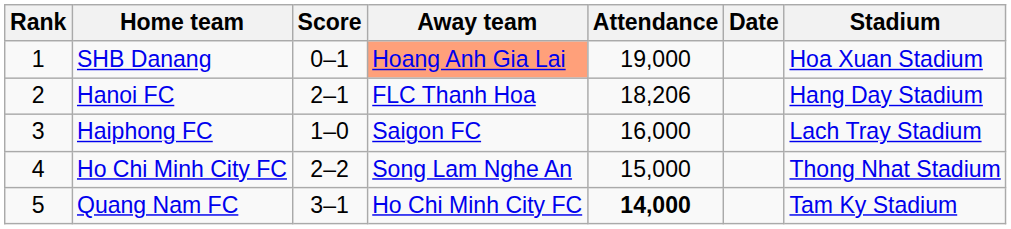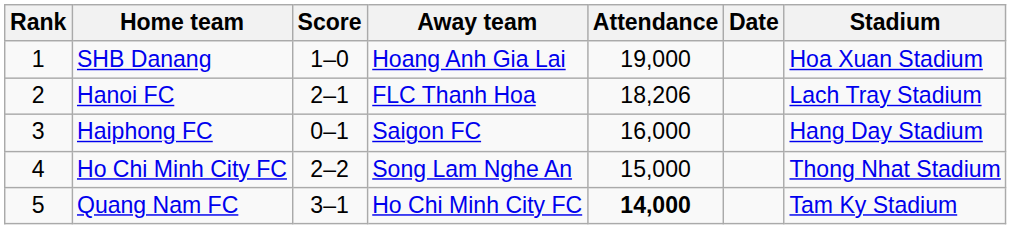(330, 59) 0–1 -> (330, 59) 1–0
(469, 59) lightsalmon background -> (469, 59) no background
(886, 95) Hang Day Stadium -> (886, 95) Lach Tray Stadium
(330, 132) 1–0 -> (330, 132) 0–1
(886, 132) Lach Tray Stadium -> (886, 132) Hang Day Stadium
